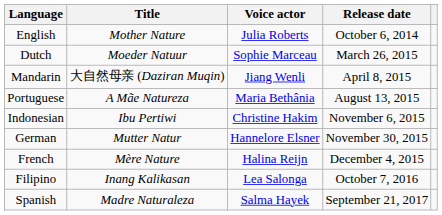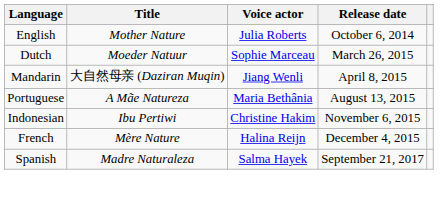- row: (36, 138)
- row: (36, 179)
